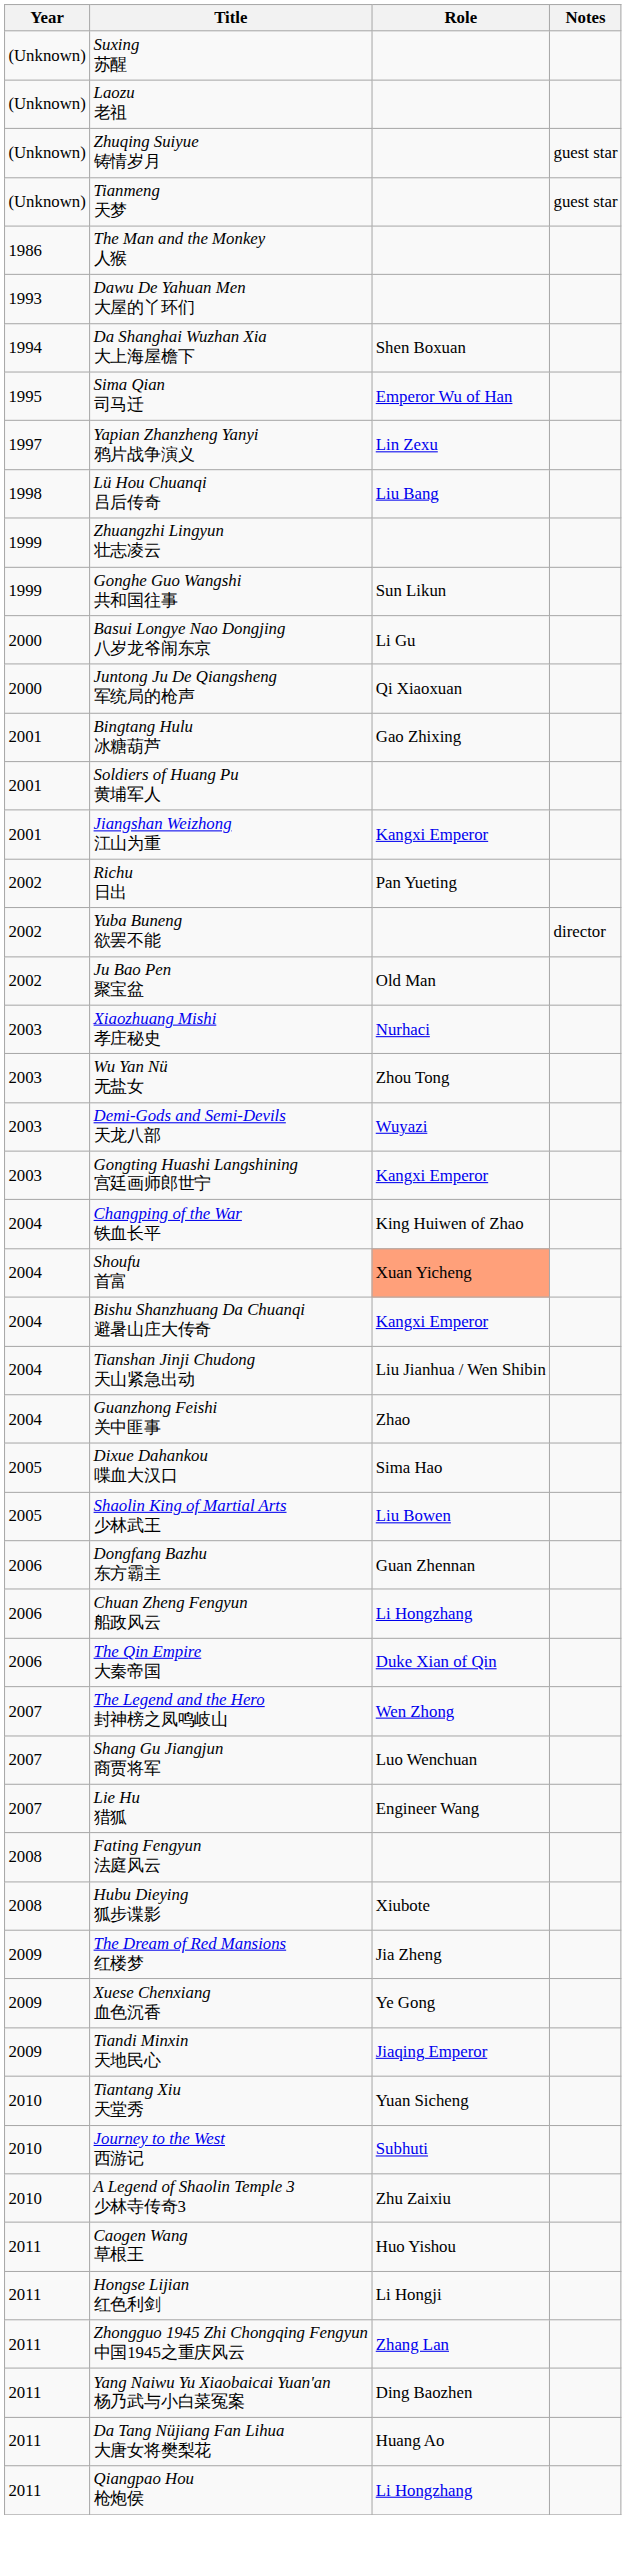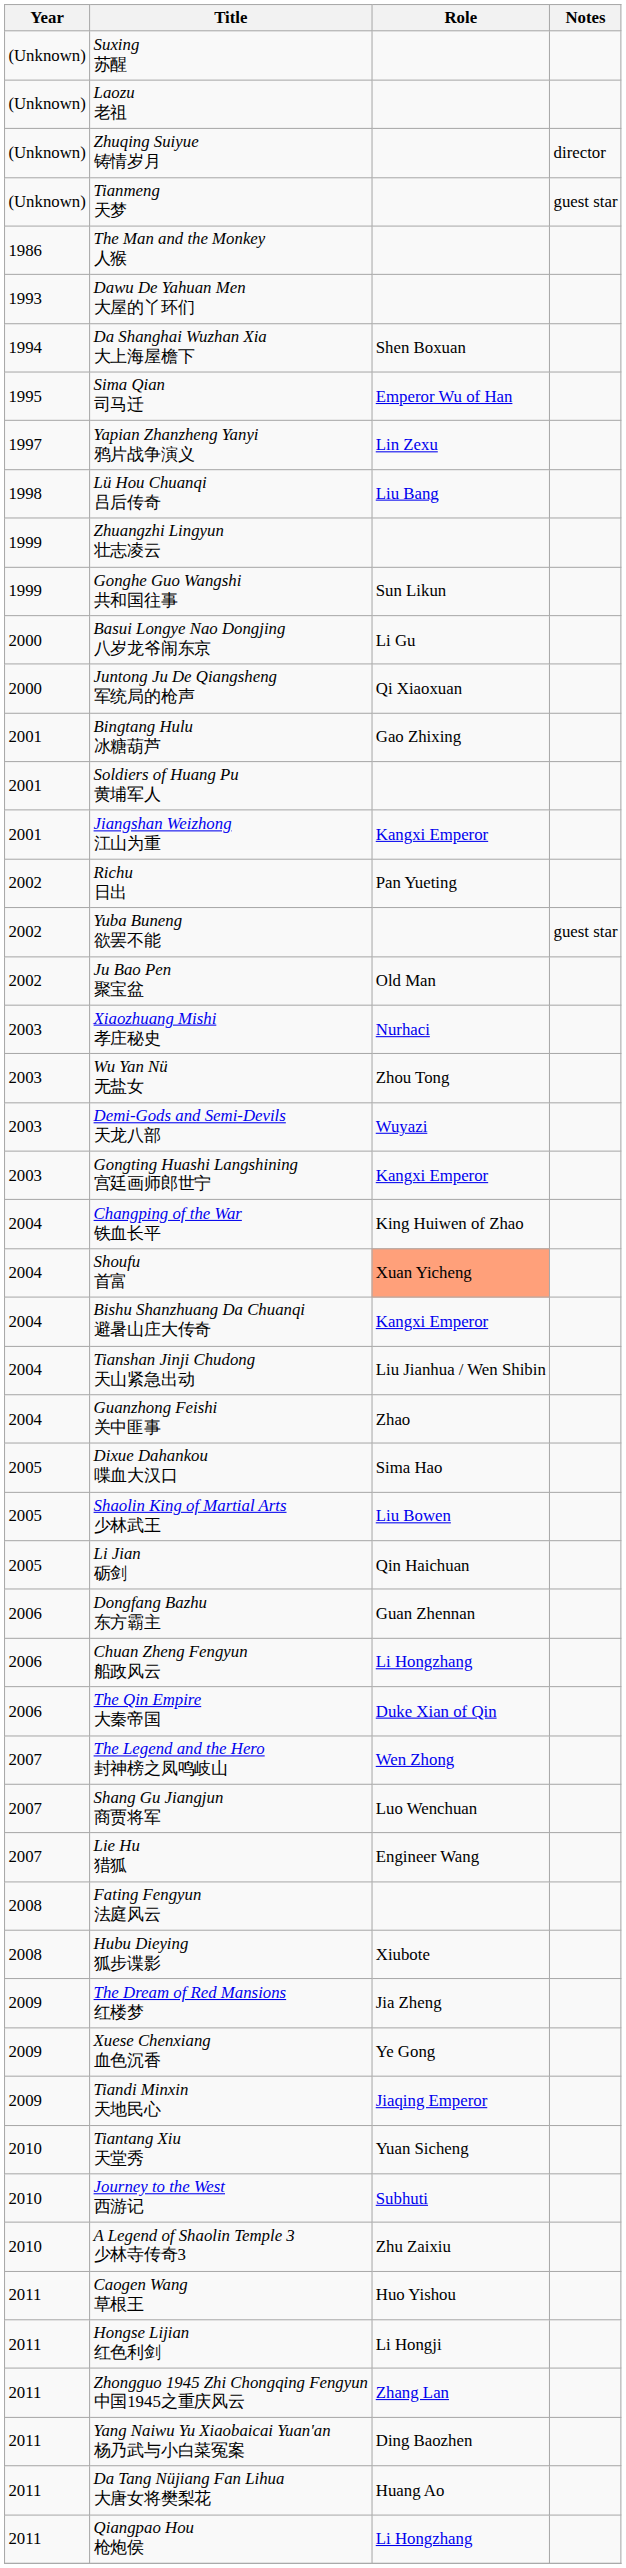(586, 152) guest star -> (580, 152) director
(580, 931) director -> (586, 931) guest star
+ row: (117, 1563)
